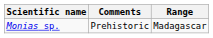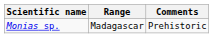columns swapped: (180, 12) <-> (120, 12)
